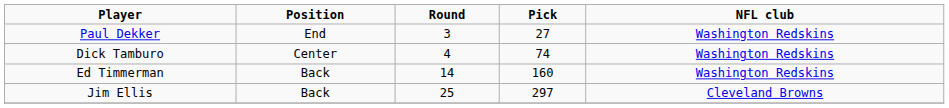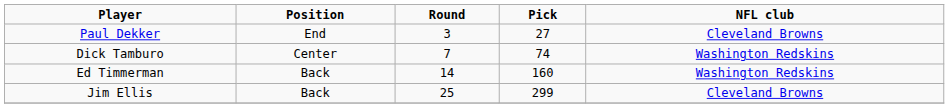(765, 34) Washington Redskins -> (765, 34) Cleveland Browns
(447, 54) 4 -> (447, 54) 7
(543, 93) 297 -> (543, 93) 299
